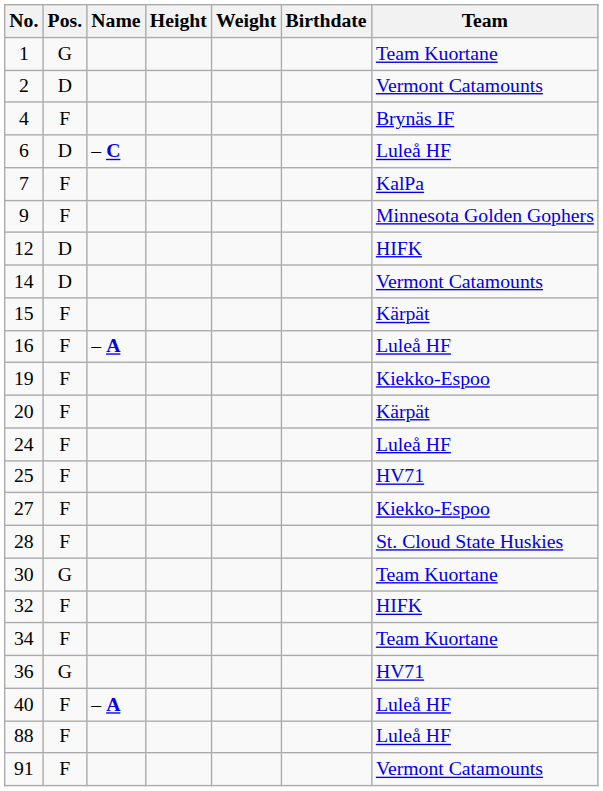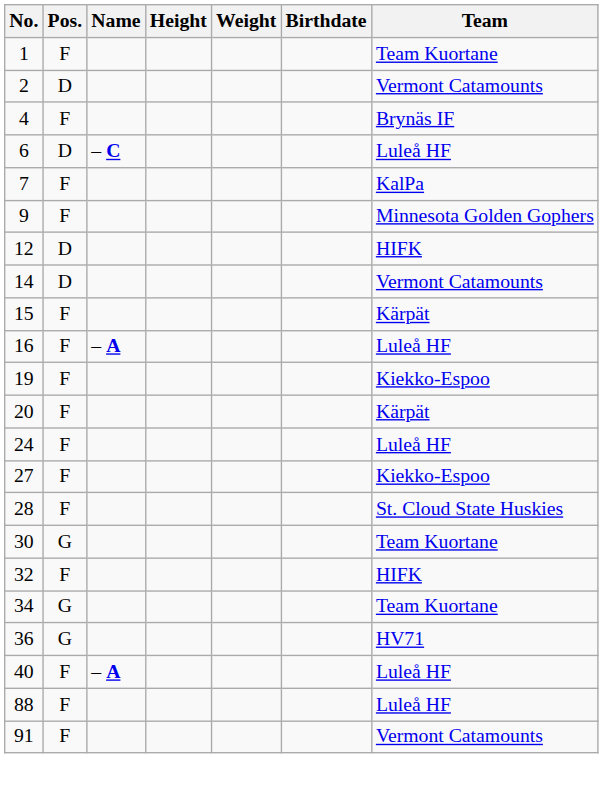(65, 53) G -> (65, 53) F
- row: (24, 476)
(65, 639) F -> (65, 606) G
